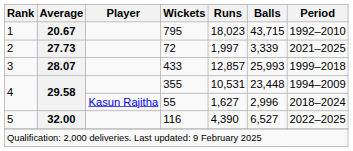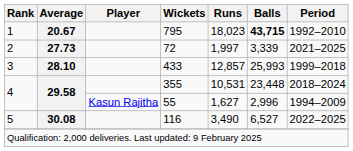(267, 31) normal -> (267, 31) bold
(61, 66) 28.07 -> (61, 66) 28.10
(318, 84) 1994–2009 -> (318, 84) 2018–2024
(318, 102) 2018–2024 -> (318, 102) 1994–2009
(61, 119) 32.00 -> (61, 119) 30.08
(225, 119) 4,390 -> (225, 119) 3,490
